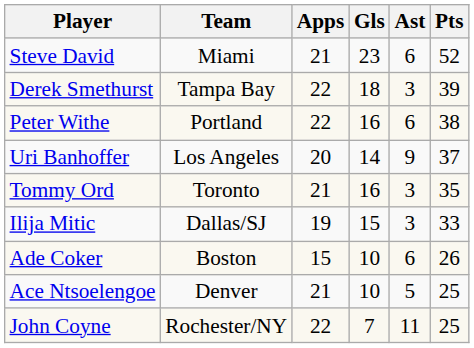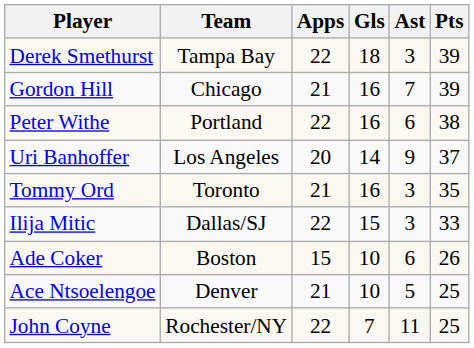- row: (62, 55)
+ row: (61, 88)
(321, 223) 19 -> (321, 223) 22
